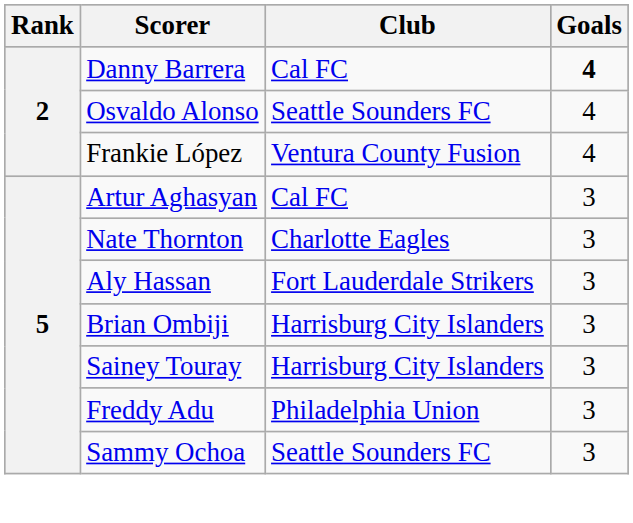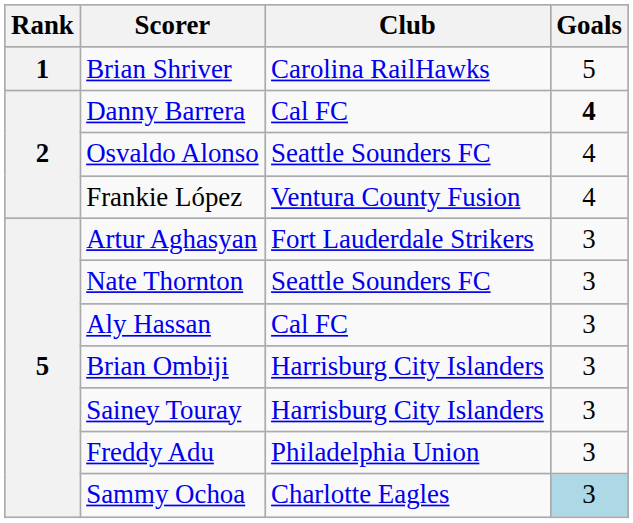+ row: (159, 68)
(310, 196) Cal FC -> (402, 238) Fort Lauderdale Strikers
(360, 238) Charlotte Eagles -> (381, 281) Seattle Sounders FC
(402, 281) Fort Lauderdale Strikers -> (310, 324) Cal FC
(381, 452) Seattle Sounders FC -> (360, 494) Charlotte Eagles
(589, 452) no background -> (589, 494) lightblue background
